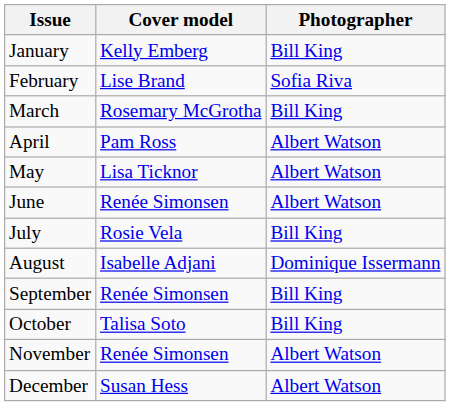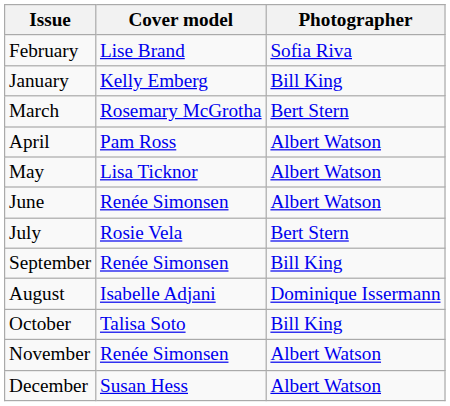rows swapped: (39, 50) <-> (44, 80)
(306, 111) Bill King -> (310, 111) Bert Stern
(306, 232) Bill King -> (310, 232) Bert Stern
rows swapped: (37, 263) <-> (50, 293)
